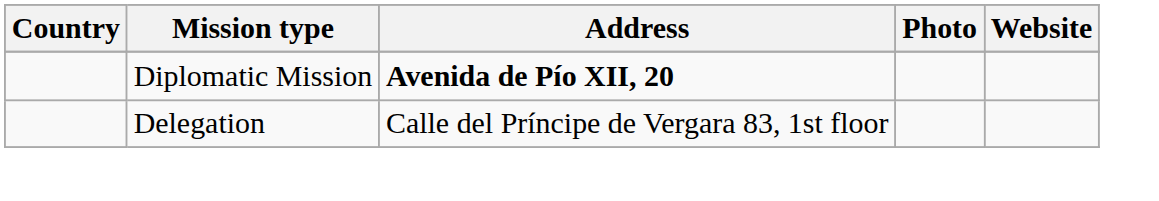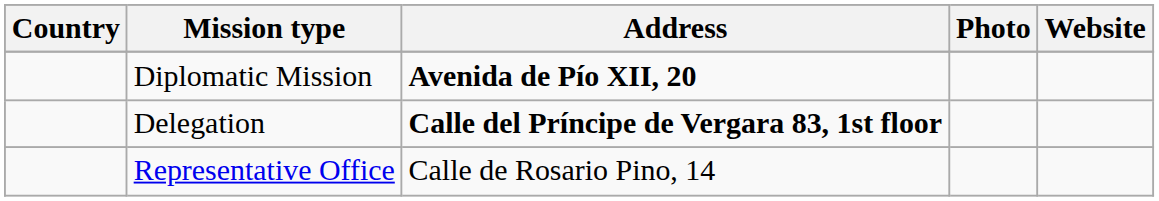(637, 123) normal -> (675, 123) bold
+ row: (264, 170)
